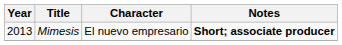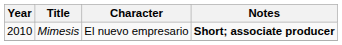(20, 31) 2013 -> (20, 31) 2010
